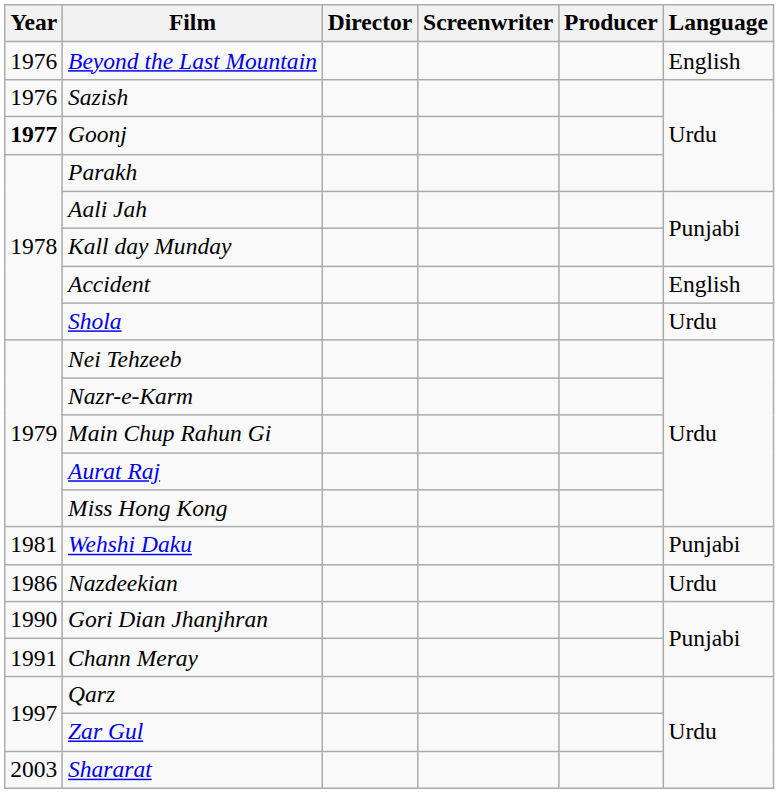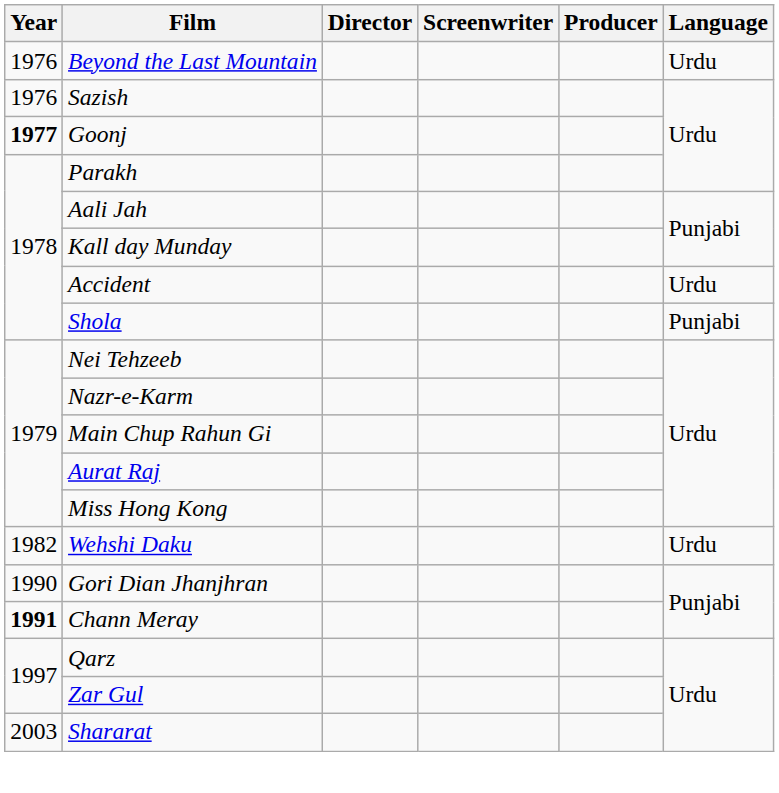(704, 60) English -> (693, 60) Urdu
(704, 284) English -> (693, 284) Urdu
(693, 321) Urdu -> (704, 321) Punjabi
(34, 545) 1981 -> (34, 545) 1982
(704, 545) Punjabi -> (693, 545) Urdu
- row: (123, 582)
(34, 657) normal -> (34, 619) bold
